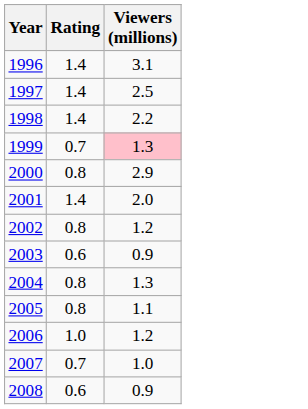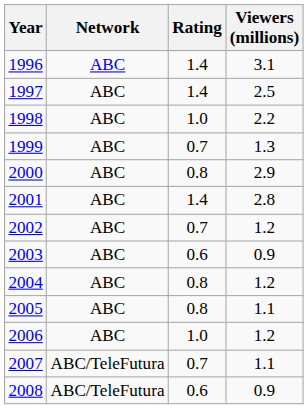+ column: (108, 27)
(75, 118) 1.4 -> (197, 118) 1.0
(143, 145) pink background -> (264, 145) no background
(143, 200) 2.0 -> (264, 200) 2.8
(75, 227) 0.8 -> (197, 227) 0.7
(143, 281) 1.3 -> (264, 281) 1.2
(143, 363) 1.0 -> (264, 363) 1.1
